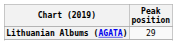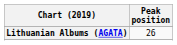(151, 33) 29 -> (151, 33) 26
